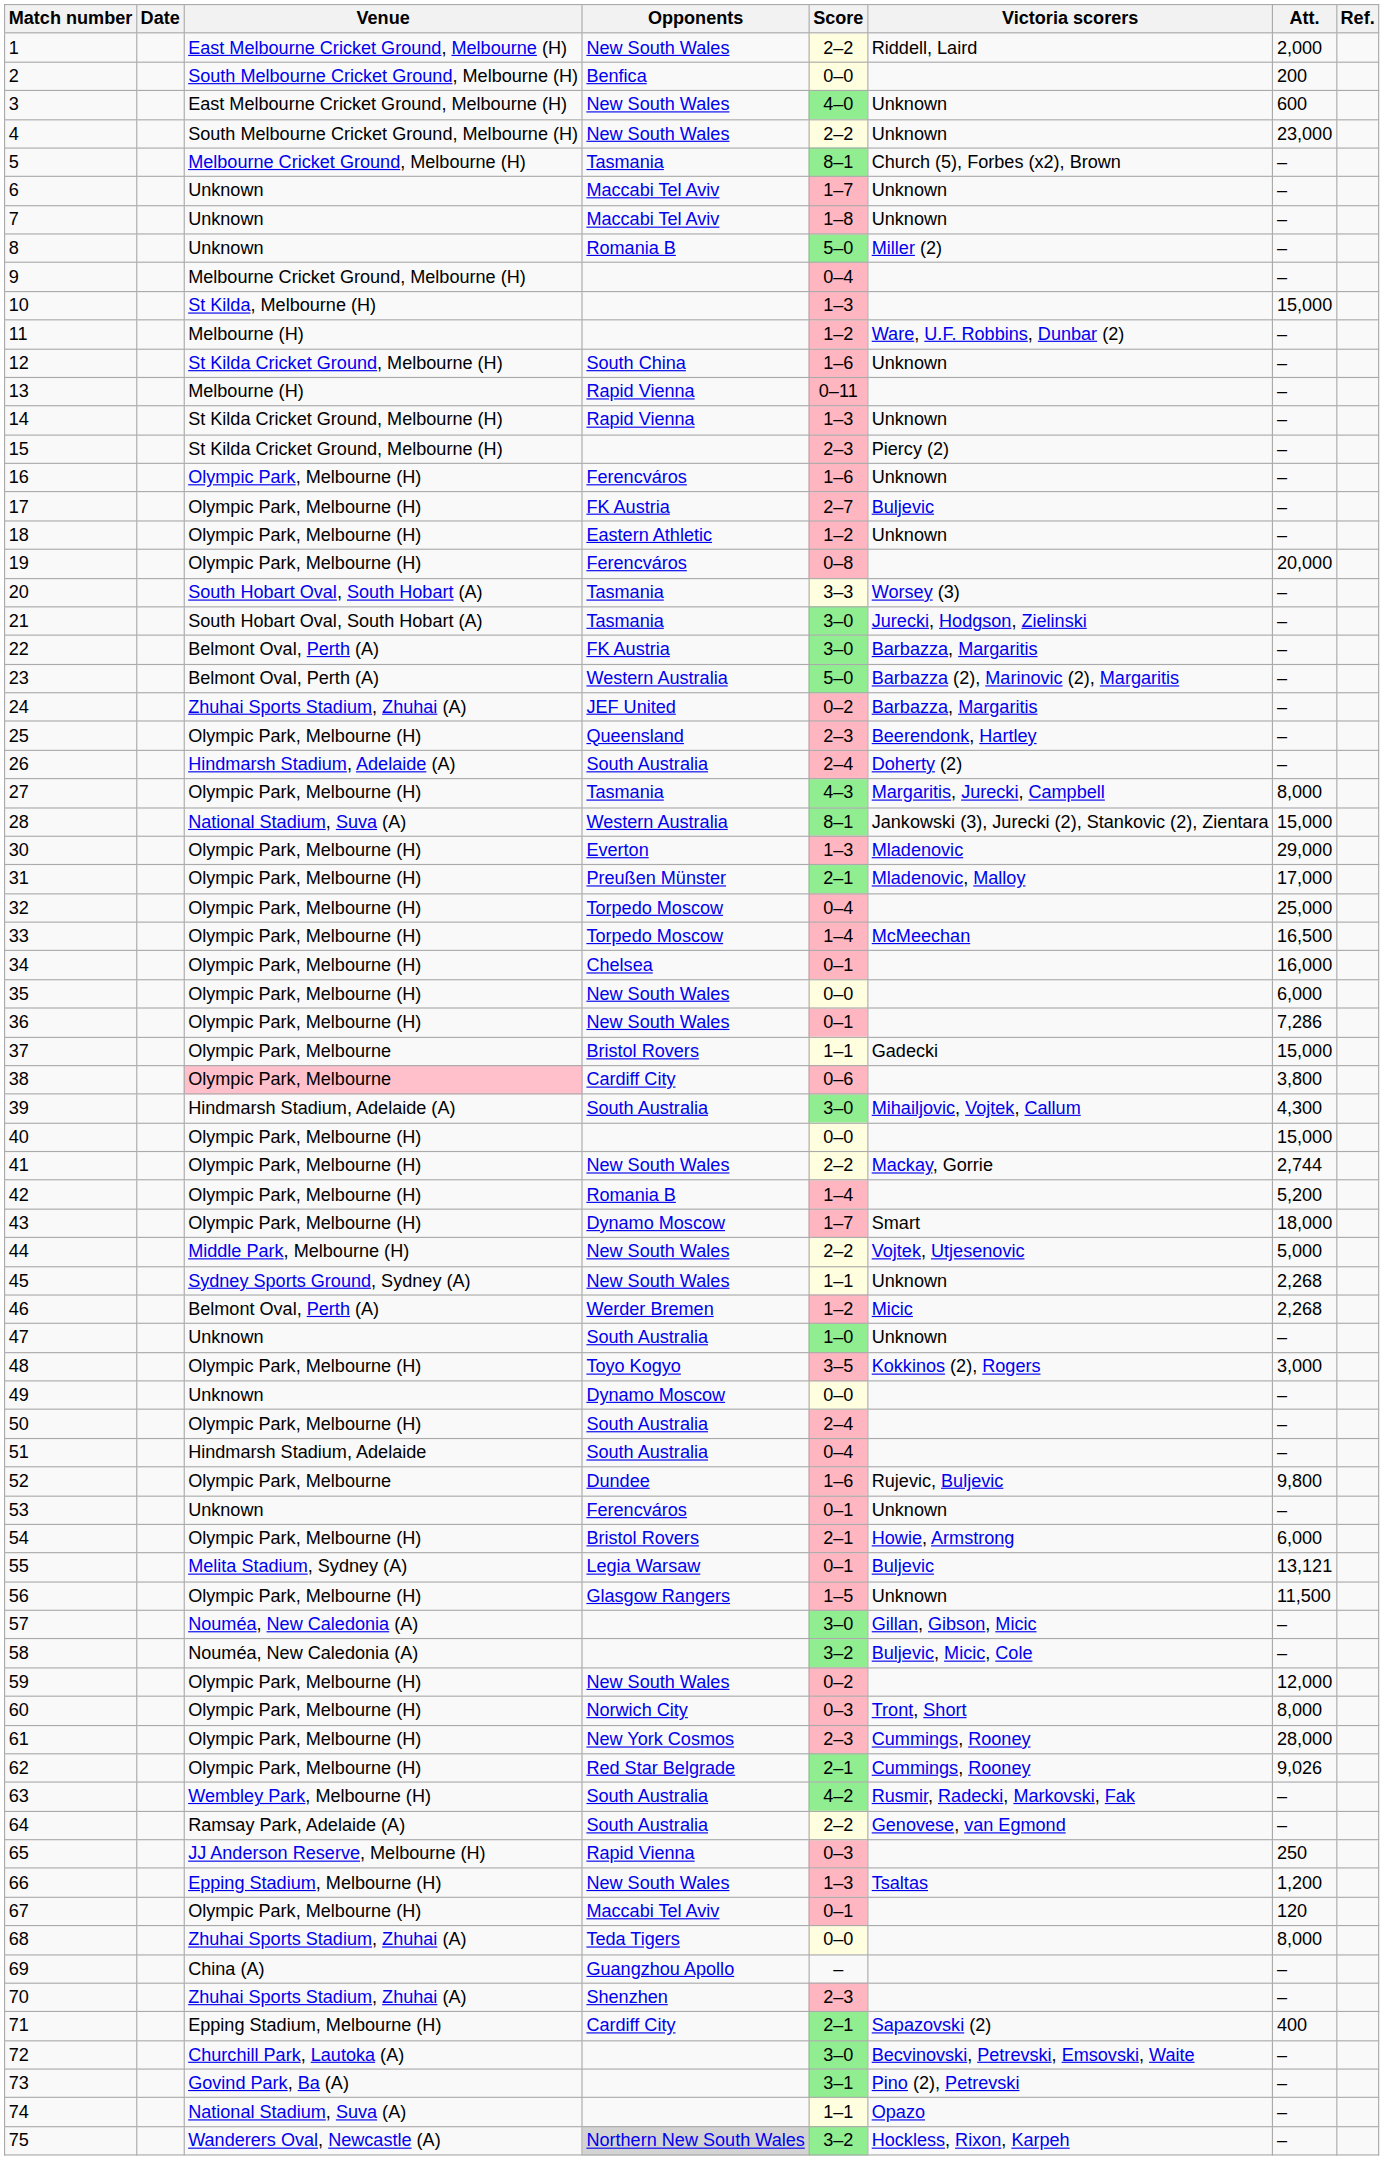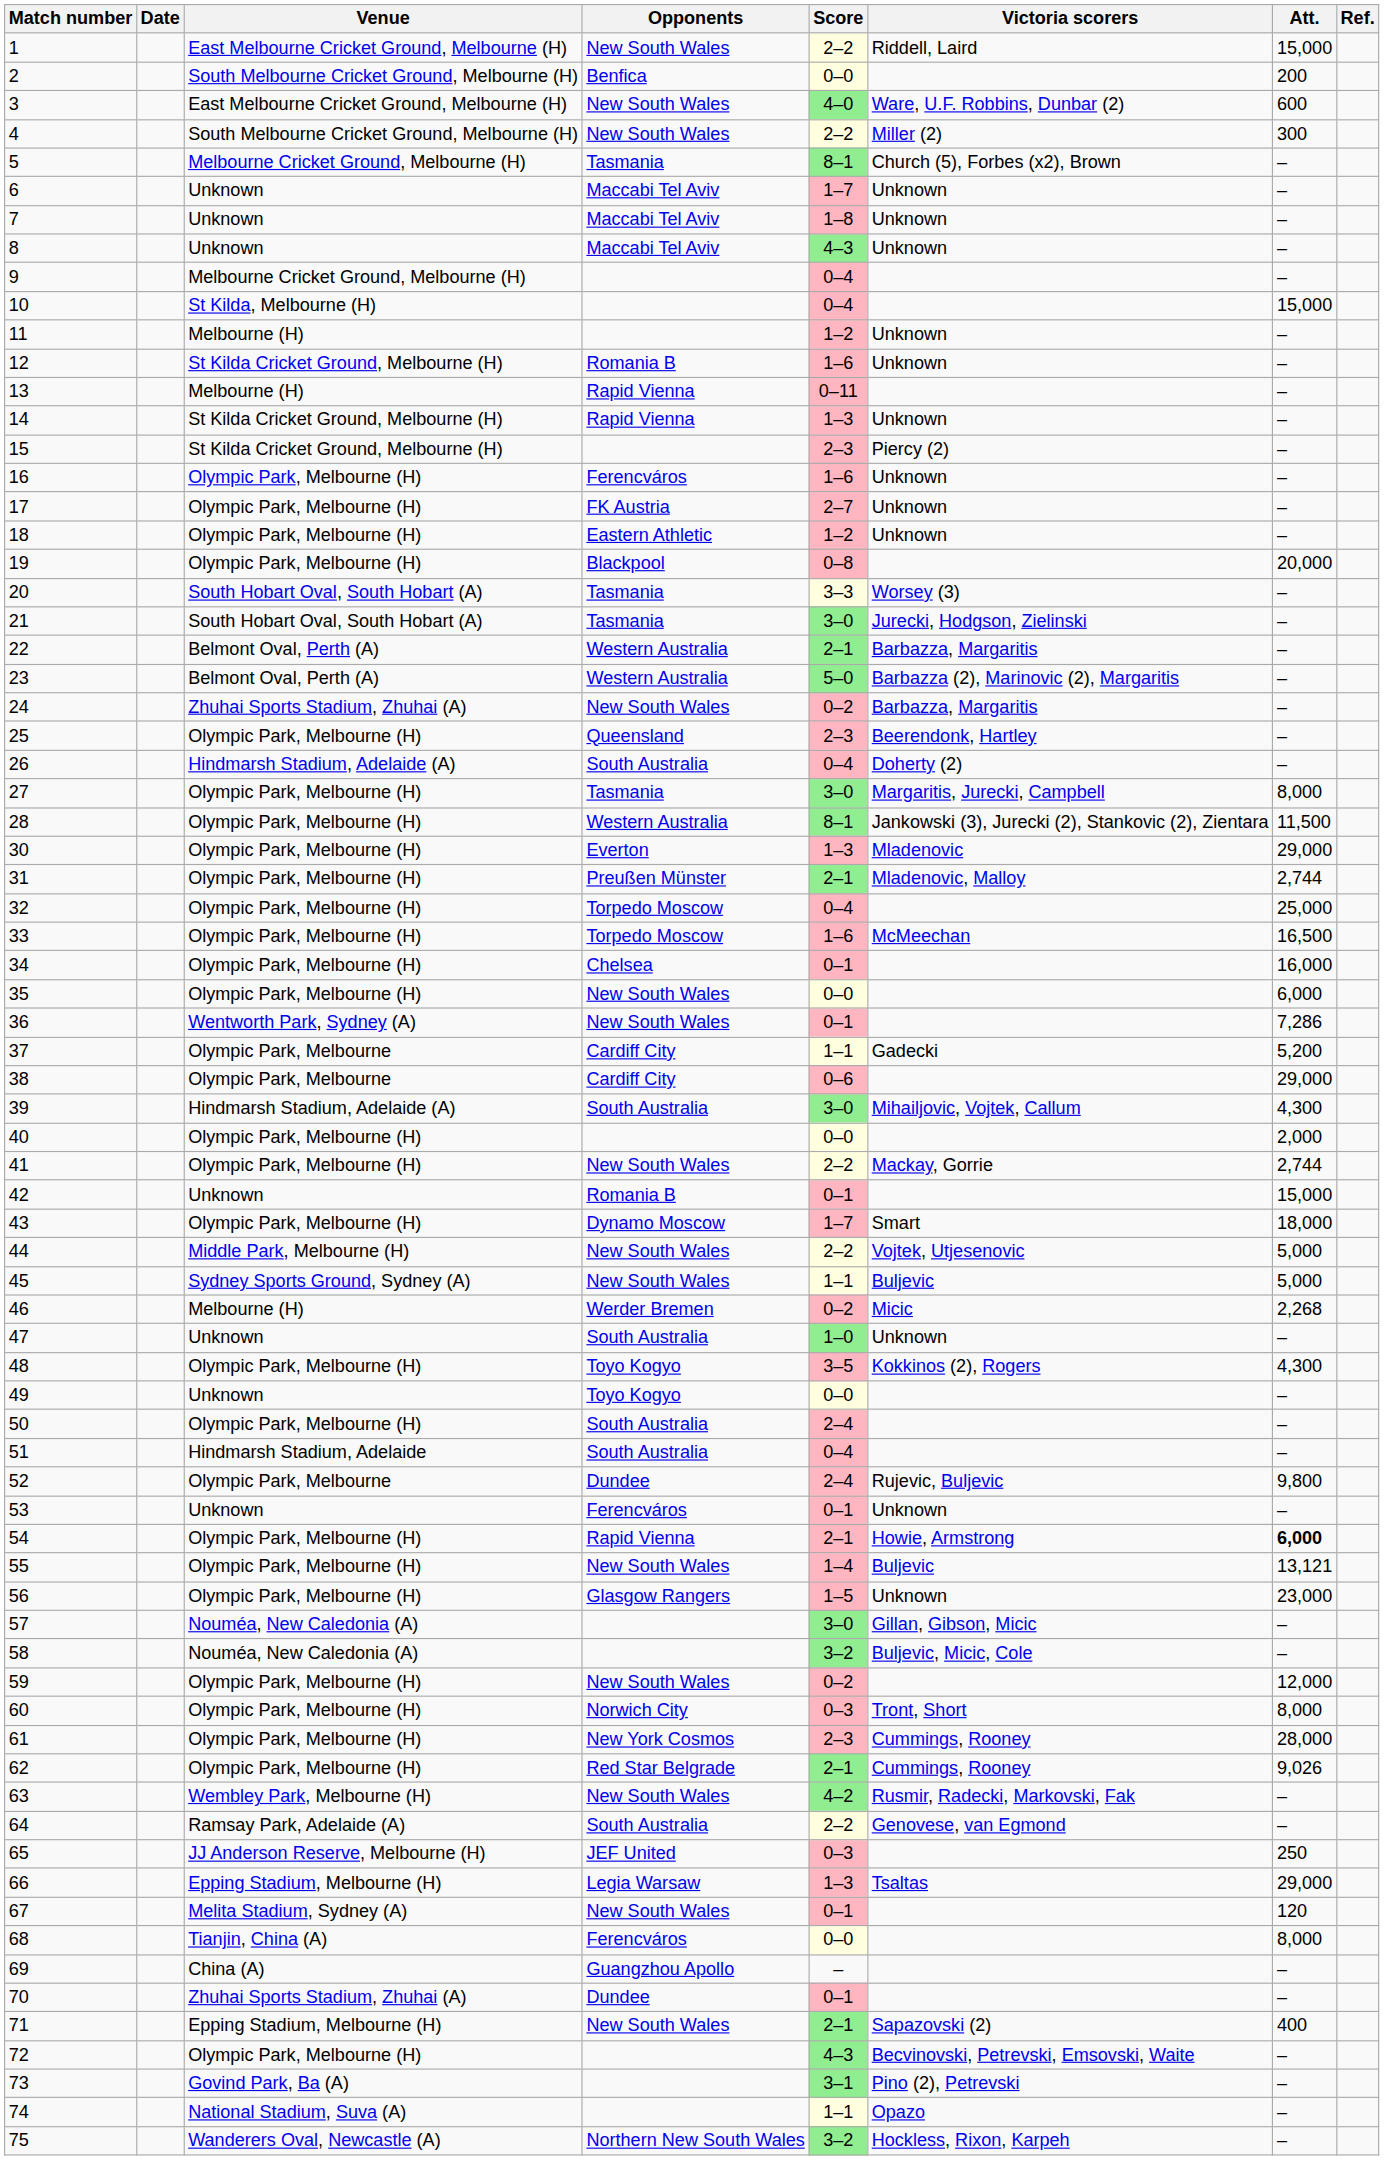(1300, 47) 2,000 -> (1305, 47) 15,000
(909, 104) Unknown -> (998, 104) Ware, U.F. Robbins, Dunbar (2)
(909, 133) Unknown -> (907, 133) Miller (2)
(1305, 133) 23,000 -> (1292, 133) 300
(631, 248) Romania B -> (653, 248) Maccabi Tel Aviv
(838, 248) 5–0 -> (838, 248) 4–3
(907, 248) Miller (2) -> (909, 248) Unknown
(838, 305) 1–3 -> (838, 305) 0–4
(998, 334) Ware, U.F. Robbins, Dunbar (2) -> (909, 334) Unknown
(636, 362) South China -> (631, 362) Romania B
(903, 506) Buljevic -> (909, 506) Unknown
(637, 563) Ferencváros -> (626, 563) Blackpool
(628, 649) FK Austria -> (657, 649) Western Australia
(838, 649) 3–0 -> (838, 649) 2–1
(631, 707) JEF United -> (658, 707) New South Wales
(838, 764) 2–4 -> (838, 764) 0–4
(838, 793) 4–3 -> (838, 793) 3–0
(297, 821) National Stadium, Suva (A) -> (305, 821) Olympic Park, Melbourne (H)
(1305, 821) 15,000 -> (1304, 821) 11,500
(1305, 879) 17,000 -> (1300, 879) 2,744
(838, 936) 1–4 -> (838, 936) 1–6
(305, 1022) Olympic Park, Melbourne (H) -> (302, 1022) Wentworth Park, Sydney (A)
(643, 1051) Bristol Rovers -> (631, 1051) Cardiff City
(1305, 1051) 15,000 -> (1300, 1051) 5,200
(290, 1079) pink background -> (290, 1079) no background
(1300, 1079) 3,800 -> (1305, 1079) 29,000
(1305, 1137) 15,000 -> (1300, 1137) 2,000
(305, 1194) Olympic Park, Melbourne (H) -> (226, 1194) Unknown
(838, 1194) 1–4 -> (838, 1194) 0–1
(1300, 1194) 5,200 -> (1305, 1194) 15,000
(909, 1280) Unknown -> (903, 1280) Buljevic
(1300, 1280) 2,268 -> (1300, 1280) 5,000
(284, 1309) Belmont Oval, Perth (A) -> (246, 1309) Melbourne (H)
(838, 1309) 1–2 -> (838, 1309) 0–2
(1300, 1366) 3,000 -> (1300, 1366) 4,300
(656, 1395) Dynamo Moscow -> (634, 1395) Toyo Kogyo
(838, 1481) 1–6 -> (838, 1481) 2–4
(643, 1538) Bristol Rovers -> (641, 1538) Rapid Vienna
(1300, 1538) normal -> (1300, 1538) bold
(298, 1567) Melita Stadium, Sydney (A) -> (305, 1567) Olympic Park, Melbourne (H)
(643, 1567) Legia Warsaw -> (658, 1567) New South Wales
(838, 1567) 0–1 -> (838, 1567) 1–4
(1304, 1595) 11,500 -> (1305, 1595) 23,000
(647, 1796) South Australia -> (658, 1796) New South Wales
(641, 1853) Rapid Vienna -> (631, 1853) JEF United
(658, 1882) New South Wales -> (643, 1882) Legia Warsaw
(1300, 1882) 1,200 -> (1305, 1882) 29,000
(305, 1911) Olympic Park, Melbourne (H) -> (298, 1911) Melita Stadium, Sydney (A)
(653, 1911) Maccabi Tel Aviv -> (658, 1911) New South Wales
(327, 1939) Zhuhai Sports Stadium, Zhuhai (A) -> (258, 1939) Tianjin, China (A)
(633, 1939) Teda Tigers -> (637, 1939) Ferencváros
(627, 1997) Shenzhen -> (618, 1997) Dundee
(838, 1997) 2–3 -> (838, 1997) 0–1
(631, 2025) Cardiff City -> (658, 2025) New South Wales
(296, 2054) Churchill Park, Lautoka (A) -> (305, 2054) Olympic Park, Melbourne (H)
(838, 2054) 3–0 -> (838, 2054) 4–3
(696, 2140) lightgrey background -> (696, 2140) no background
